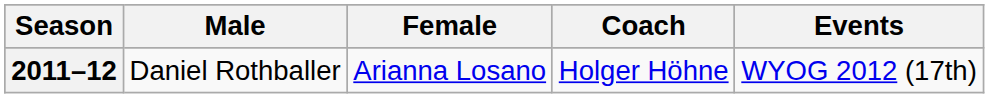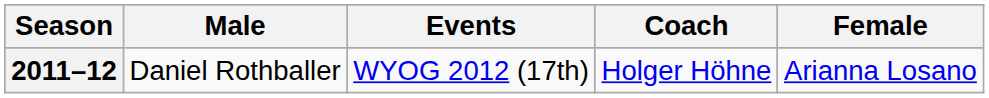columns swapped: (450, 26) <-> (859, 26)
